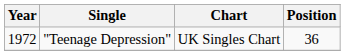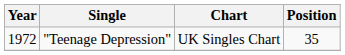(312, 38) 36 -> (312, 38) 35
